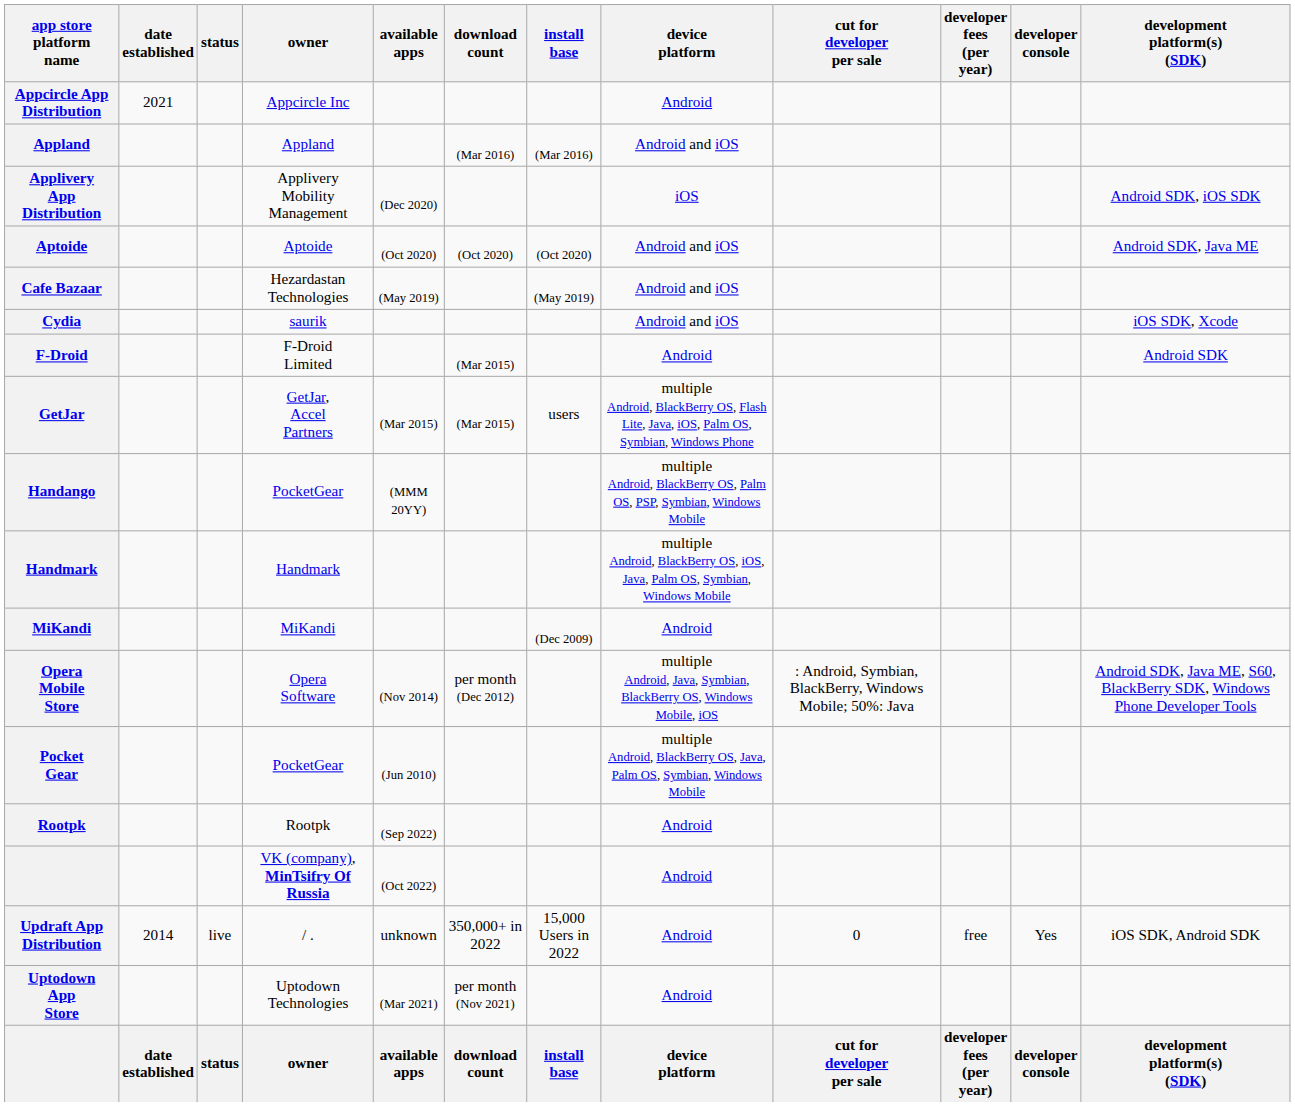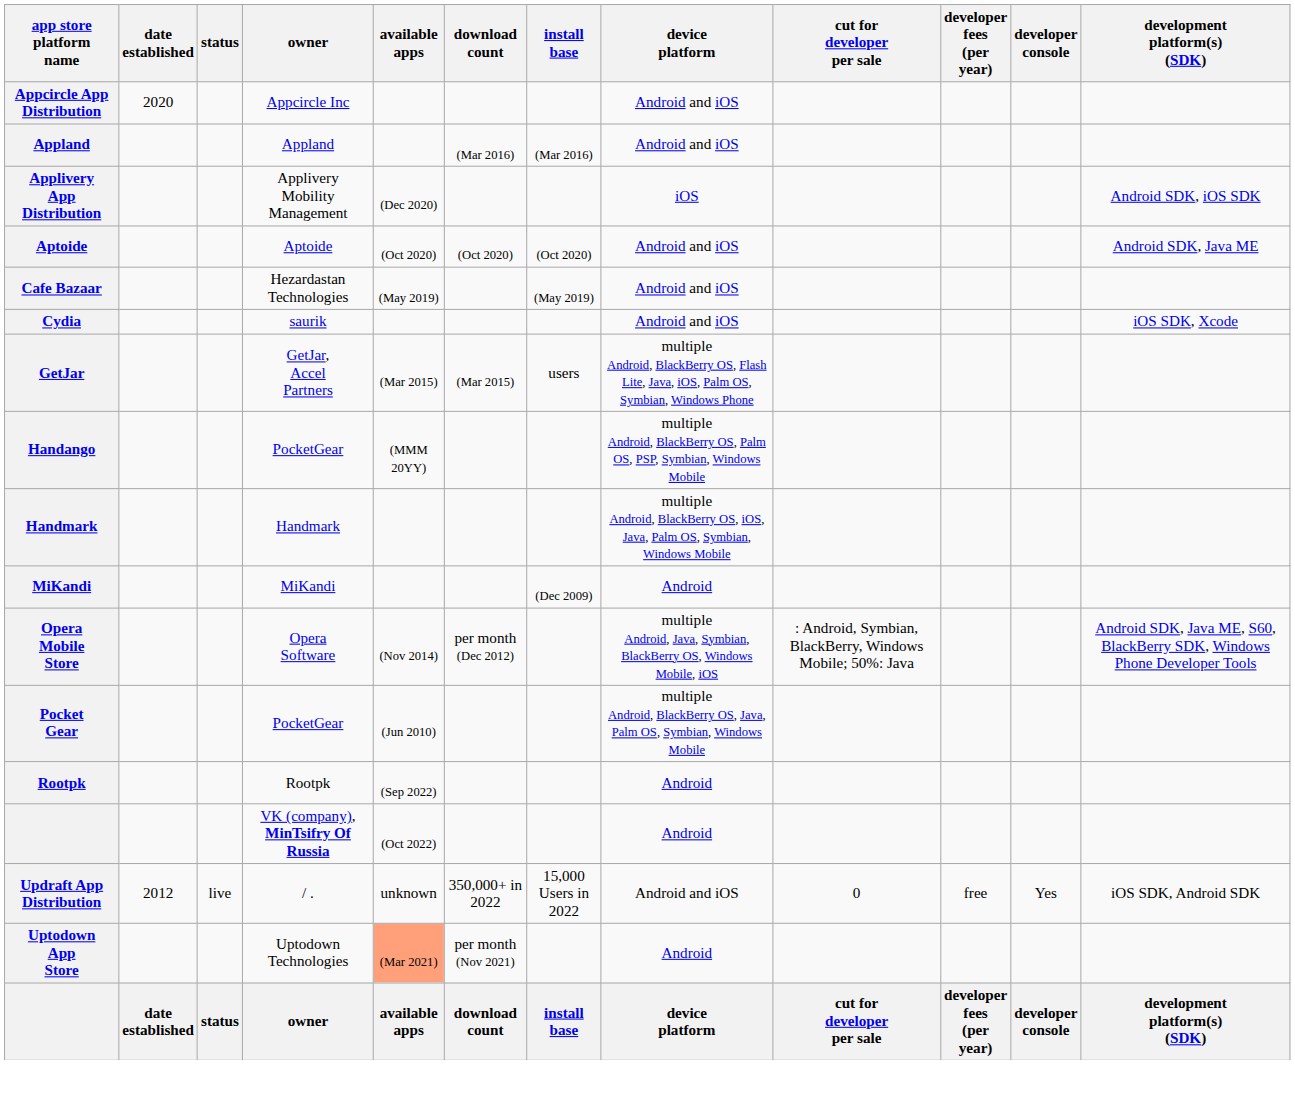(158, 102) 2021 -> (158, 102) 2020
(687, 102) Android -> (687, 102) Android and iOS
- row: (62, 354)
(158, 935) 2014 -> (158, 893) 2012
(687, 935) Android -> (687, 893) Android and iOS
(409, 1004) no background -> (409, 962) lightsalmon background
